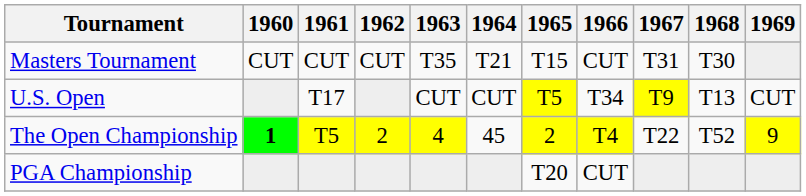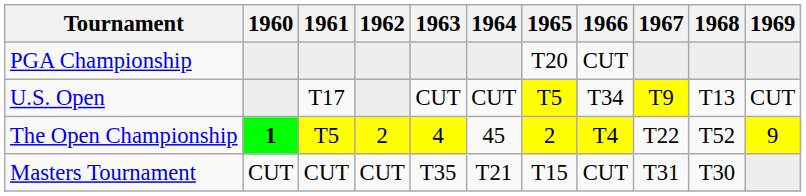rows swapped: (103, 60) <-> (101, 172)
